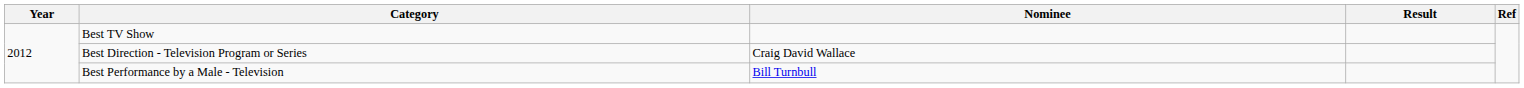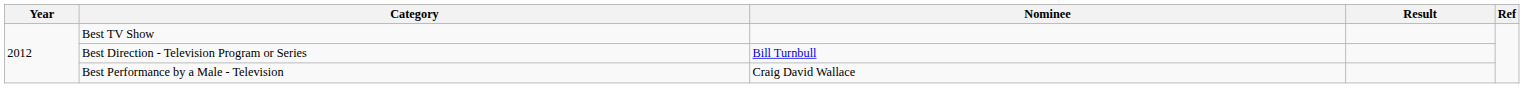(804, 53) Craig David Wallace -> (785, 53) Bill Turnbull
(785, 72) Bill Turnbull -> (804, 72) Craig David Wallace
